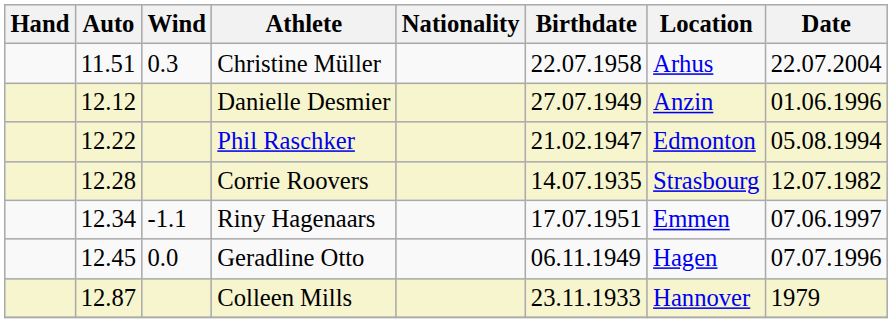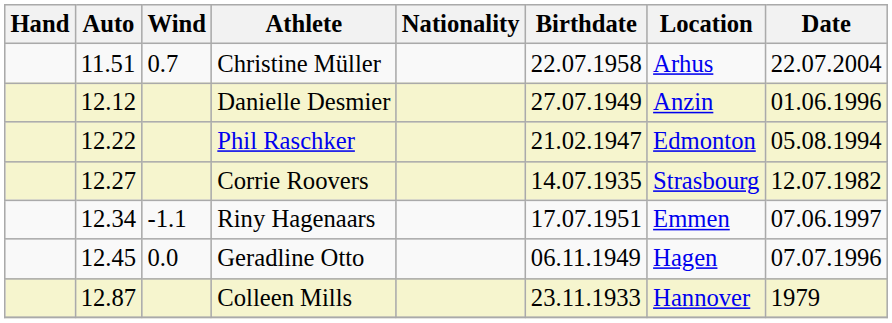(163, 63) 0.3 -> (163, 63) 0.7
(108, 180) 12.28 -> (108, 180) 12.27
